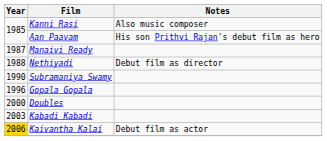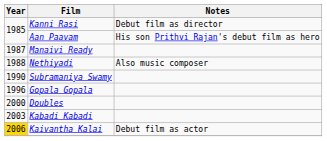(162, 24) Also music composer -> (169, 24) Debut film as director
(169, 63) Debut film as director -> (162, 63) Also music composer
